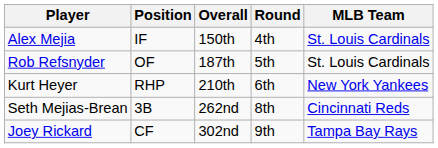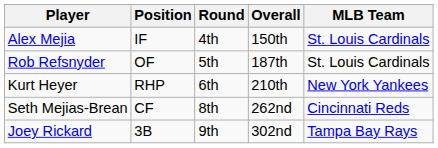columns swapped: (278, 16) <-> (223, 16)
(143, 108) 3B -> (144, 108) CF
(144, 131) CF -> (143, 131) 3B
